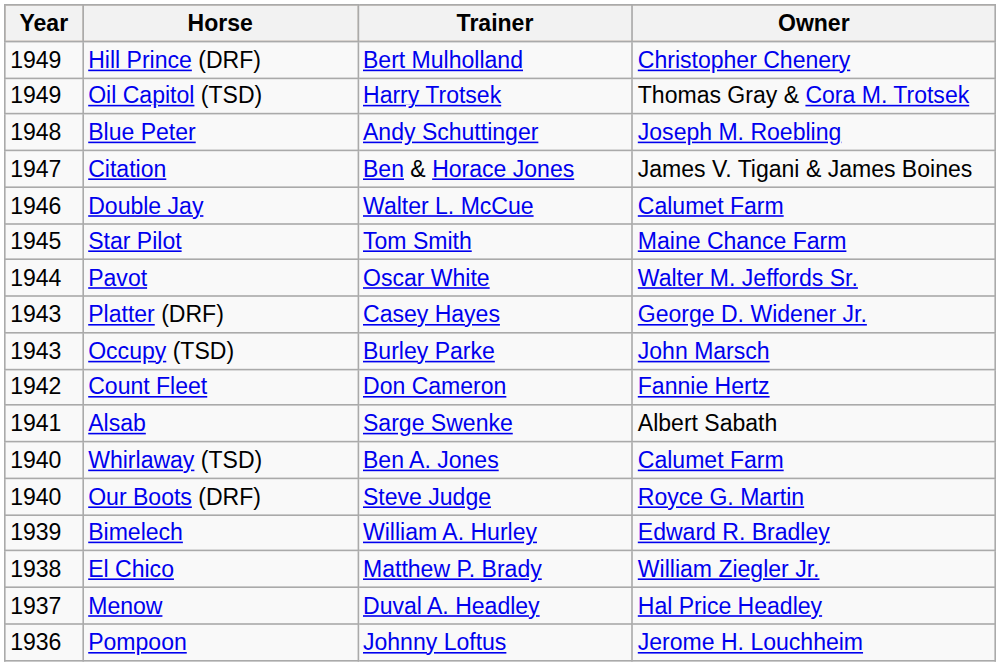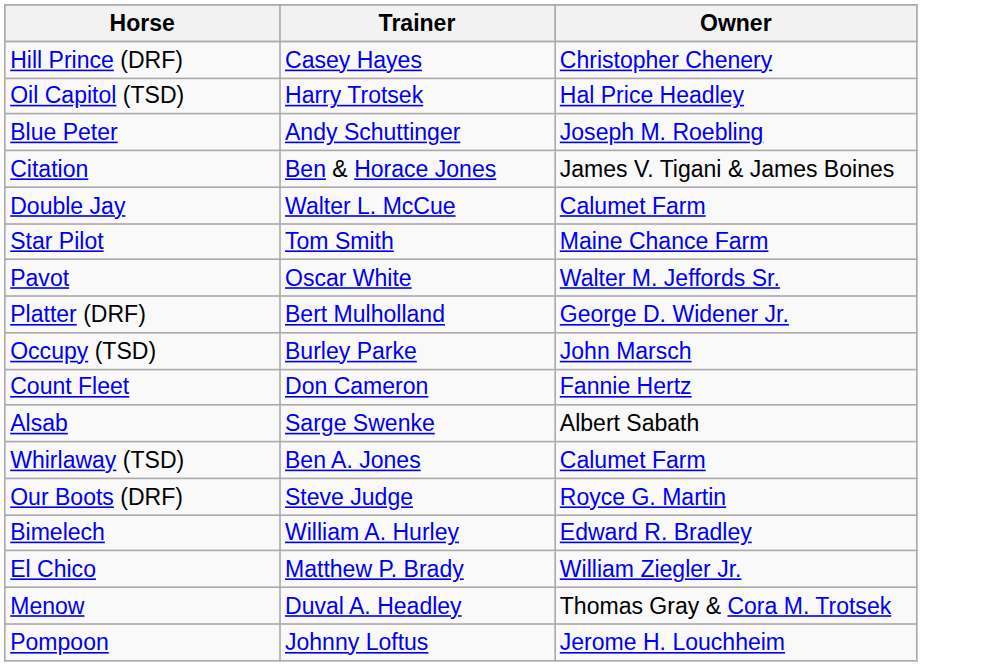- column: (44, 23)
(443, 60) Bert Mulholland -> (353, 60) Casey Hayes
(804, 96) Thomas Gray & Cora M. Trotsek -> (652, 96) Hal Price Headley
(431, 315) Casey Hayes -> (365, 315) Bert Mulholland
(730, 606) Hal Price Headley -> (726, 606) Thomas Gray & Cora M. Trotsek
